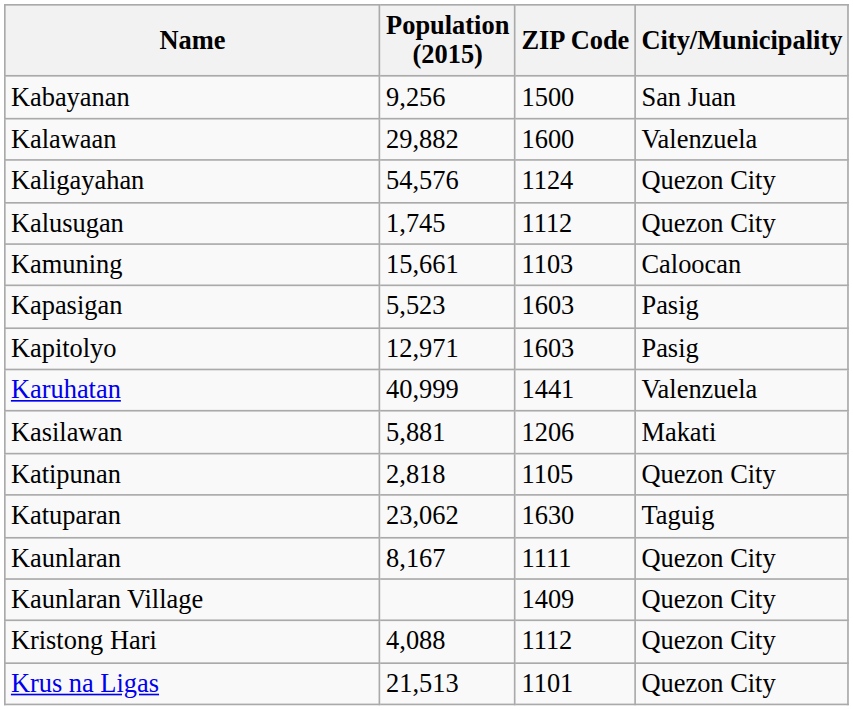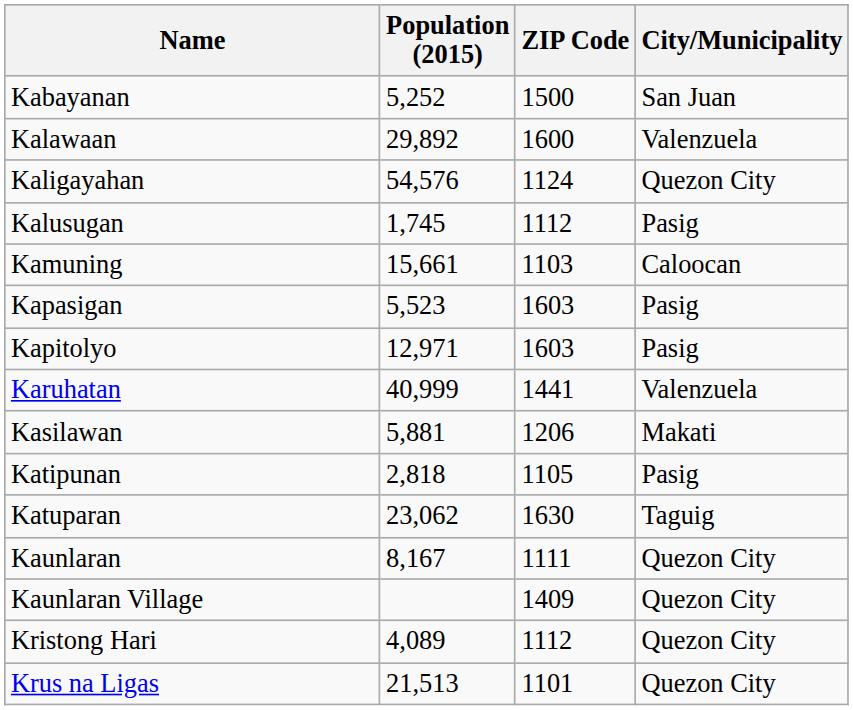(416, 97) 9,256 -> (416, 97) 5,252
(422, 138) 29,882 -> (422, 138) 29,892
(709, 222) Quezon City -> (670, 222) Pasig
(709, 473) Quezon City -> (670, 473) Pasig
(416, 641) 4,088 -> (416, 641) 4,089
